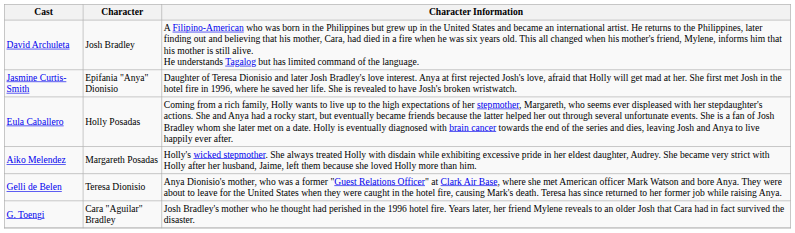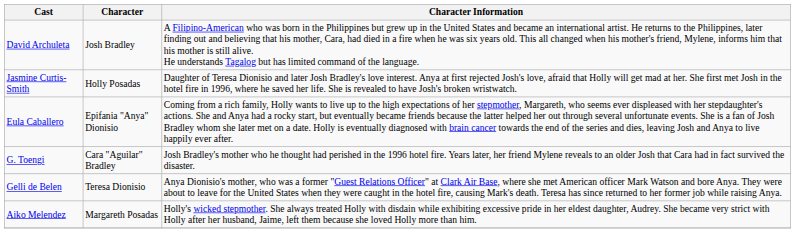(117, 83) Epifania "Anya" Dionisio -> (113, 83) Holly Posadas
(113, 122) Holly Posadas -> (117, 122) Epifania "Anya" Dionisio
rows swapped: (26, 215) <-> (36, 160)
